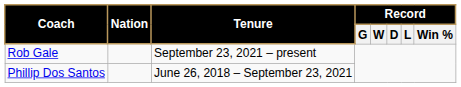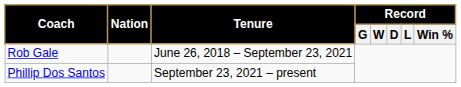(235, 53) September 23, 2021 – present -> (253, 53) June 26, 2018 – September 23, 2021
(253, 72) June 26, 2018 – September 23, 2021 -> (235, 72) September 23, 2021 – present
